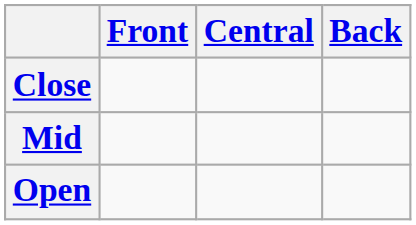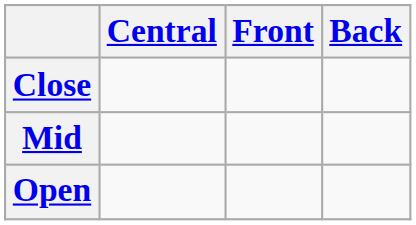columns swapped: (147, 31) <-> (259, 31)
